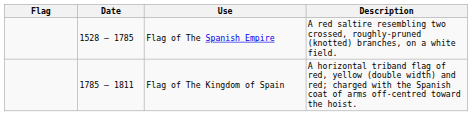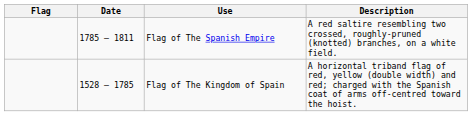(107, 39) 1528 – 1785 -> (107, 39) 1785 – 1811
(107, 85) 1785 – 1811 -> (107, 85) 1528 – 1785
